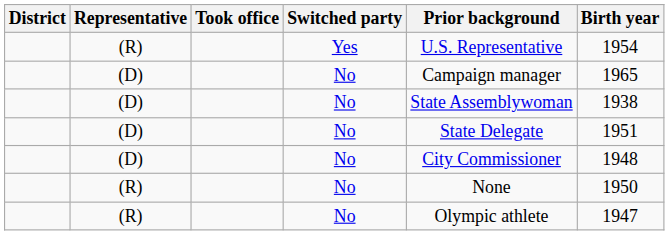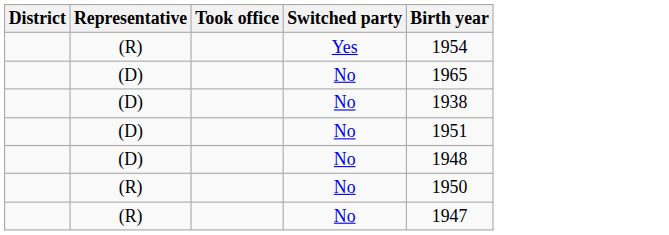- column: (492, 18)
